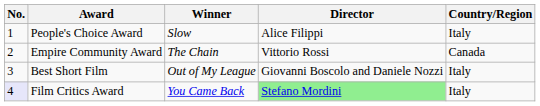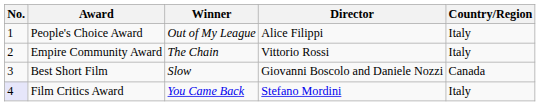(179, 33) Slow -> (212, 33) Out of My League
(467, 52) Canada -> (460, 52) Italy
(212, 71) Out of My League -> (179, 71) Slow
(460, 71) Italy -> (467, 71) Canada
(301, 91) lightgreen background -> (301, 91) no background
